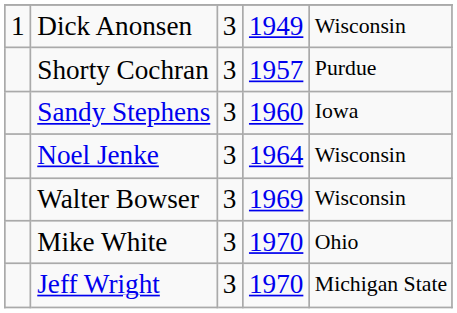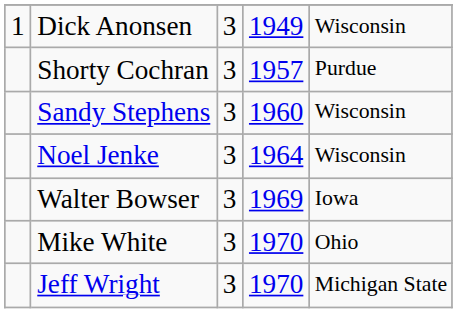(337, 112) Iowa -> (360, 112) Wisconsin
(360, 198) Wisconsin -> (337, 198) Iowa
